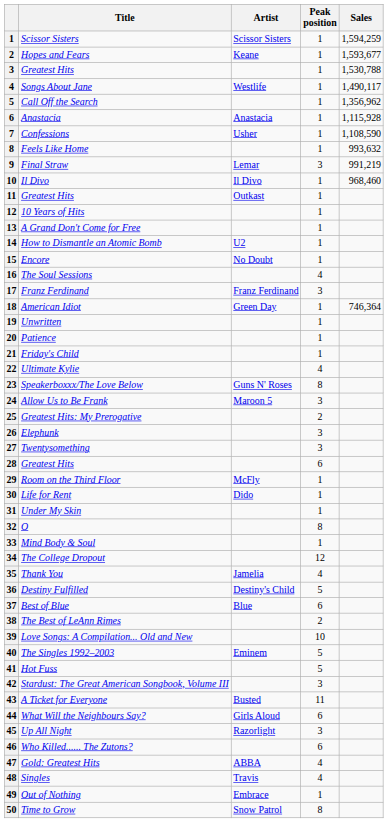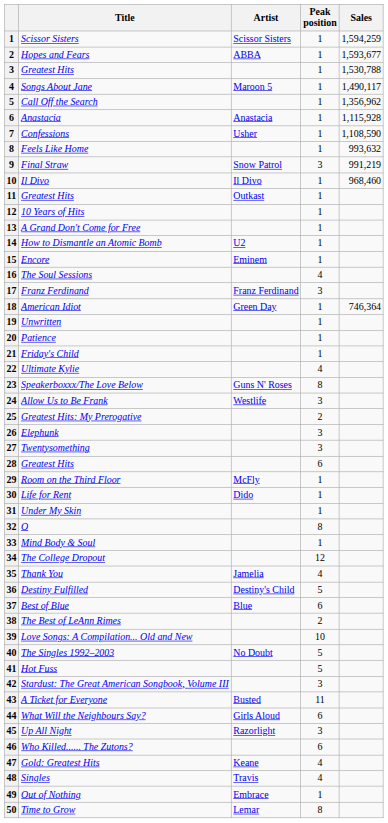(246, 54) Keane -> (247, 54) ABBA
(250, 86) Westlife -> (253, 86) Maroon 5
(246, 165) Lemar -> (258, 165) Snow Patrol
(253, 259) No Doubt -> (250, 259) Eminem
(253, 401) Maroon 5 -> (250, 401) Westlife
(250, 652) Eminem -> (253, 652) No Doubt
(247, 762) ABBA -> (246, 762) Keane
(258, 810) Snow Patrol -> (246, 810) Lemar
